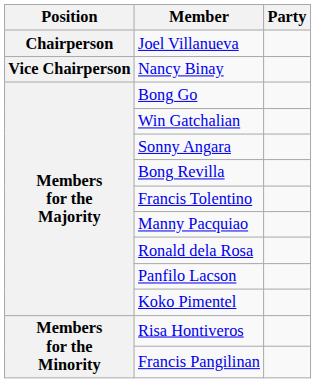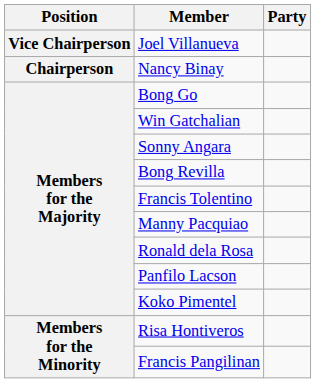(69, 43) Chairperson -> (69, 43) Vice Chairperson
(69, 69) Vice Chairperson -> (69, 69) Chairperson
